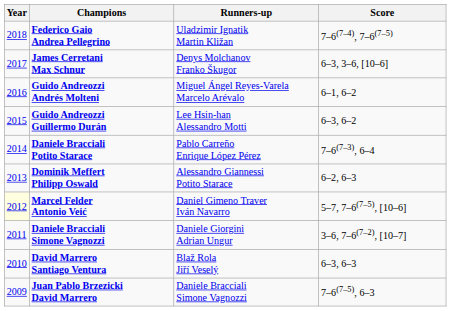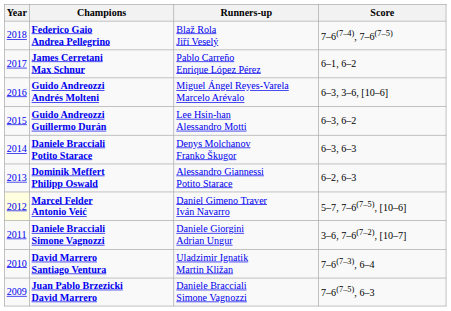(212, 35) Uladzimir Ignatik Martin Kližan -> (197, 35) Blaž Rola Jiří Veselý
(213, 64) Denys Molchanov Franko Škugor -> (219, 64) Pablo Carreño Enrique López Pérez
(355, 64) 6–3, 3–6, [10–6] -> (339, 64) 6–1, 6–2
(339, 92) 6–1, 6–2 -> (355, 92) 6–3, 3–6, [10–6]
(219, 149) Pablo Carreño Enrique López Pérez -> (213, 149) Denys Molchanov Franko Škugor
(348, 149) 7–6(7–3), 6–4 -> (339, 149) 6–3, 6–3
(197, 263) Blaž Rola Jiří Veselý -> (212, 263) Uladzimir Ignatik Martin Kližan
(339, 263) 6–3, 6–3 -> (348, 263) 7–6(7–3), 6–4
